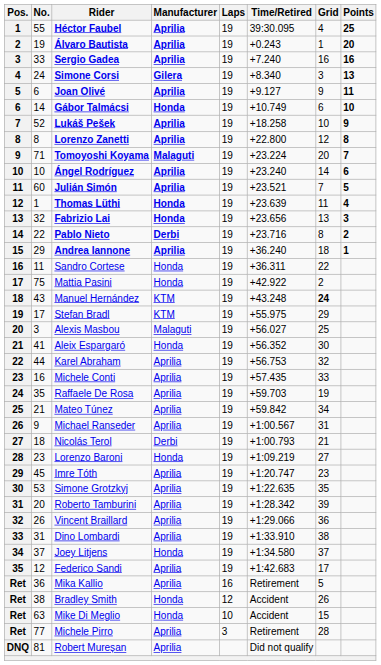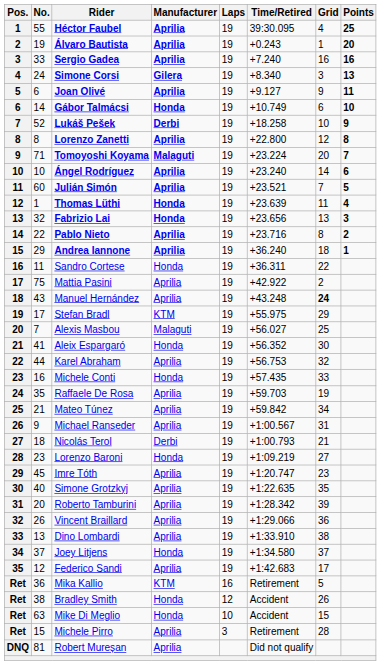(169, 124) Aprilia -> (166, 124) Derbi
(166, 235) Derbi -> (169, 235) Aprilia
(168, 282) Honda -> (168, 282) Aprilia
(164, 298) KTM -> (168, 298) Aprilia
(36, 330) 3 -> (36, 330) 7
(168, 378) Aprilia -> (168, 378) Honda
(39, 489) 53 -> (39, 489) 40
(39, 537) 31 -> (39, 537) 13
(168, 584) Aprilia -> (164, 584) KTM
(39, 632) 77 -> (39, 632) 15
